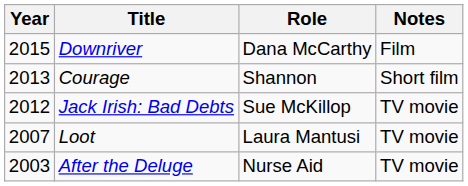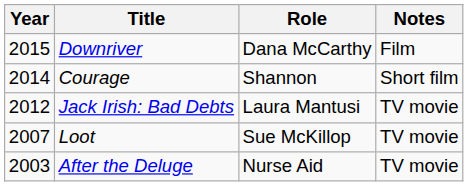(30, 78) 2013 -> (30, 78) 2014
(297, 107) Sue McKillop -> (301, 107) Laura Mantusi
(301, 136) Laura Mantusi -> (297, 136) Sue McKillop
